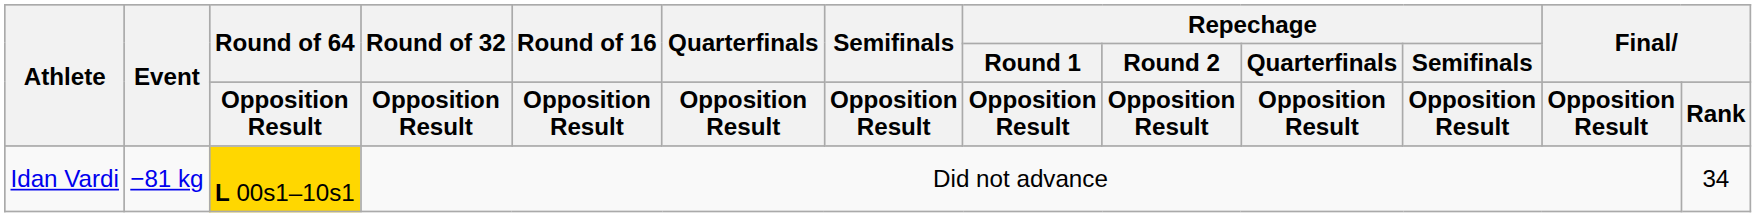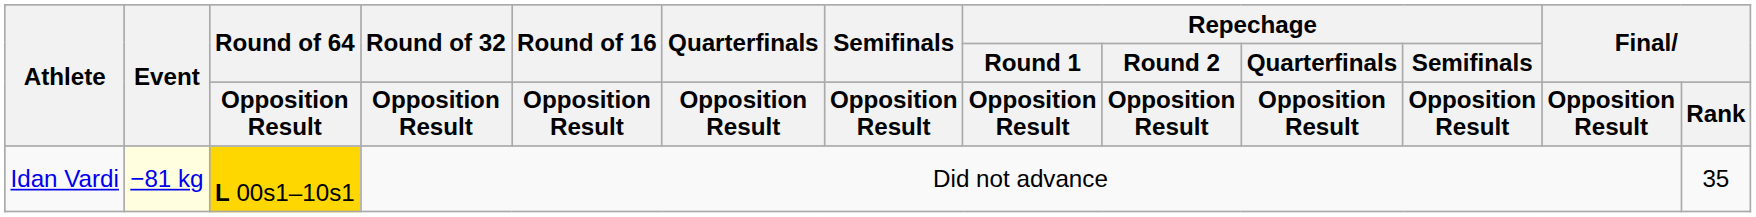(167, 179) no background -> (167, 179) lightyellow background
(1716, 179) 34 -> (1716, 179) 35
